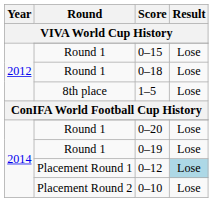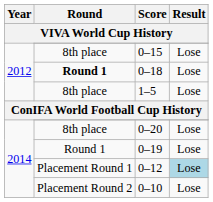(85, 52) Round 1 -> (85, 52) 8th place
(85, 71) normal -> (85, 71) bold
(85, 129) Round 1 -> (85, 129) 8th place
